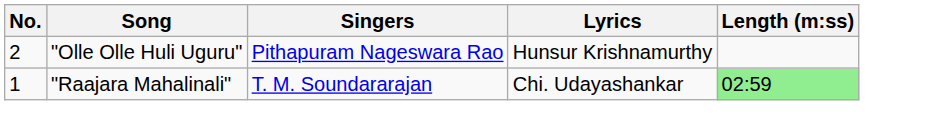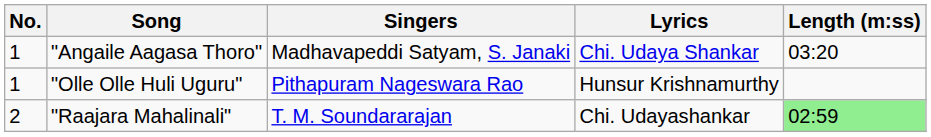+ row: (157, 52)
(15, 52) 2 -> (15, 84) 1
(15, 84) 1 -> (15, 116) 2
